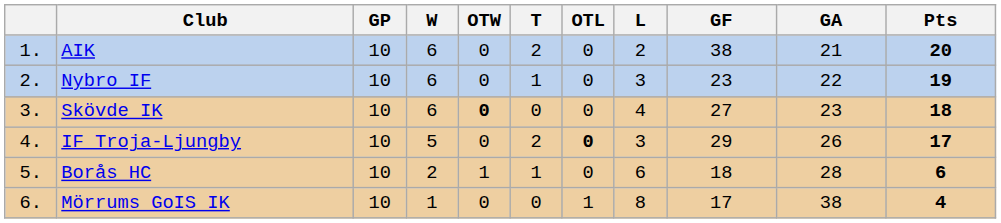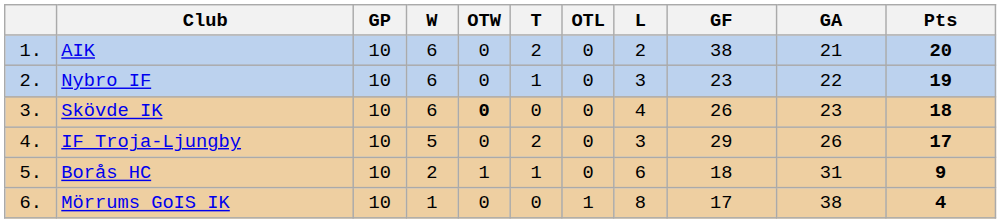(721, 112) 27 -> (721, 112) 26
(588, 142) bold -> (588, 142) normal
(831, 173) 28 -> (831, 173) 31
(941, 173) 6 -> (941, 173) 9
